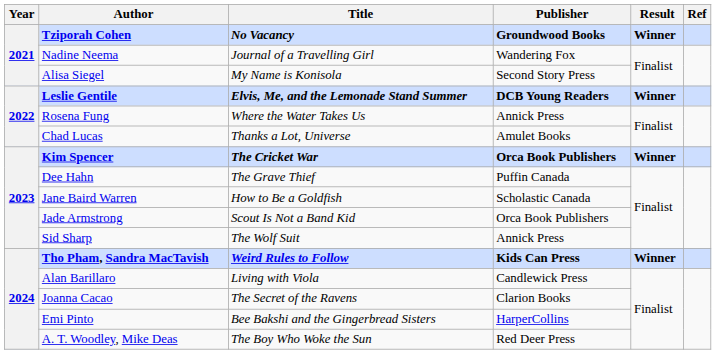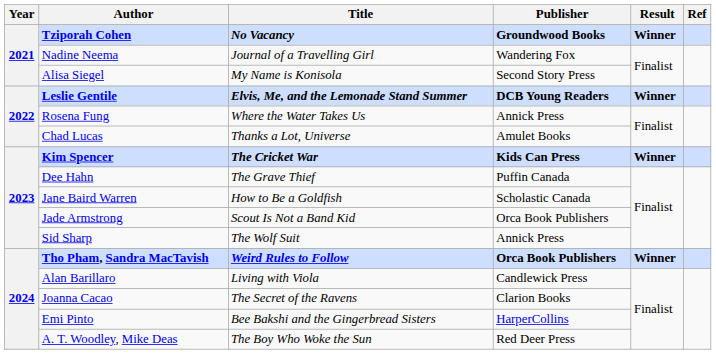(556, 156) Orca Book Publishers -> (538, 156) Kids Can Press
(538, 258) Kids Can Press -> (556, 258) Orca Book Publishers
